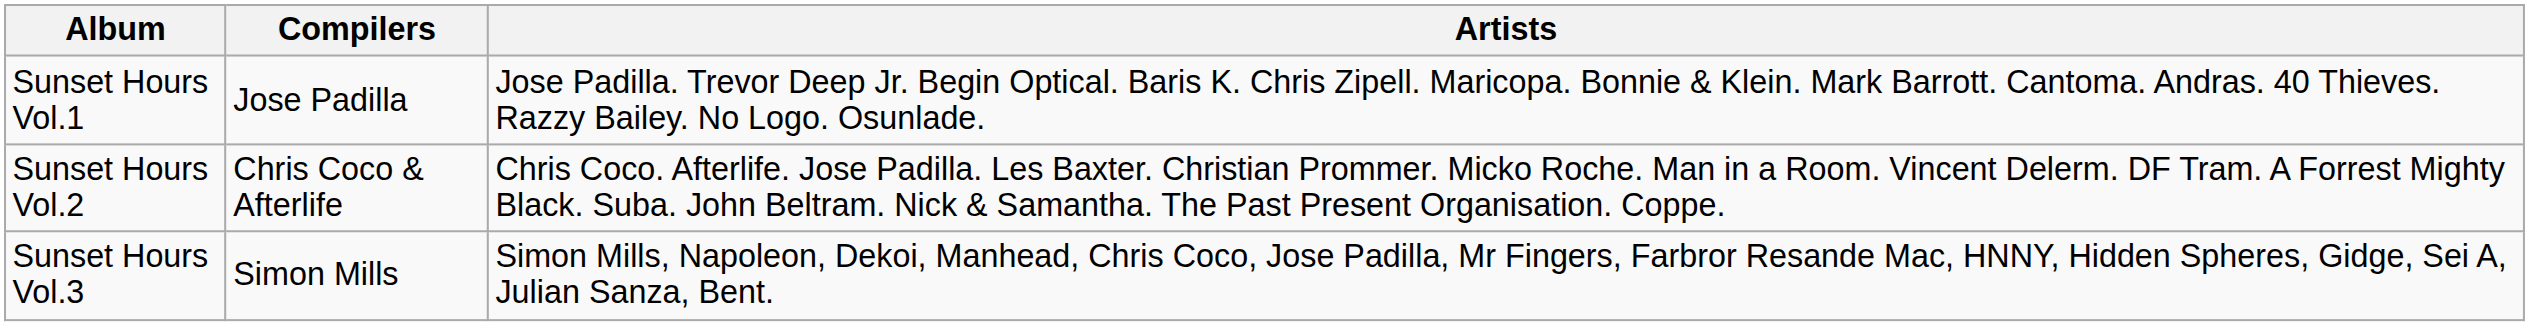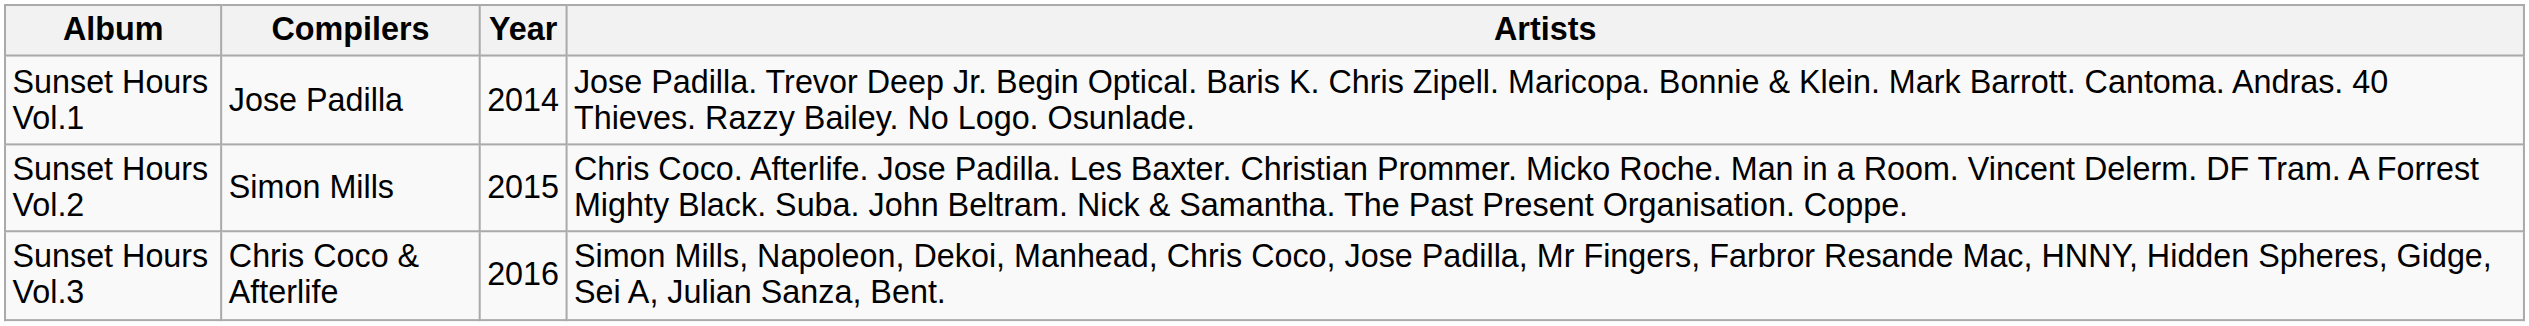+ column: (523, 30)
(328, 187) Chris Coco & Afterlife -> (311, 187) Simon Mills
(316, 274) Simon Mills -> (324, 274) Chris Coco & Afterlife
